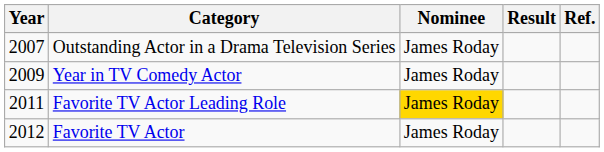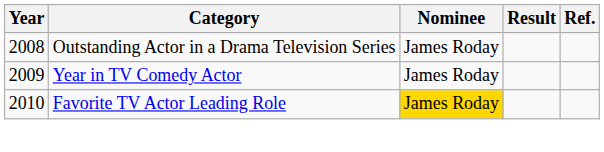(27, 47) 2007 -> (27, 47) 2008
(27, 103) 2011 -> (27, 103) 2010
- row: (119, 132)
